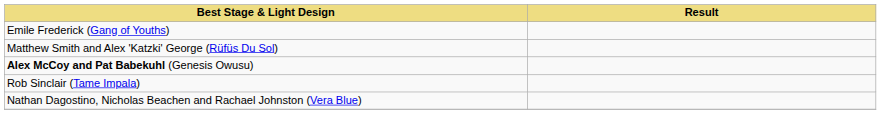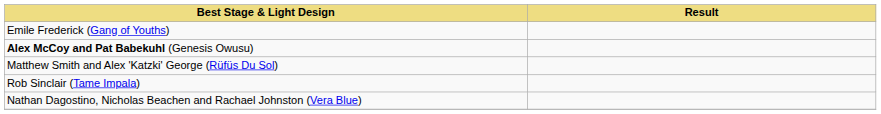rows swapped: (130, 65) <-> (142, 48)
